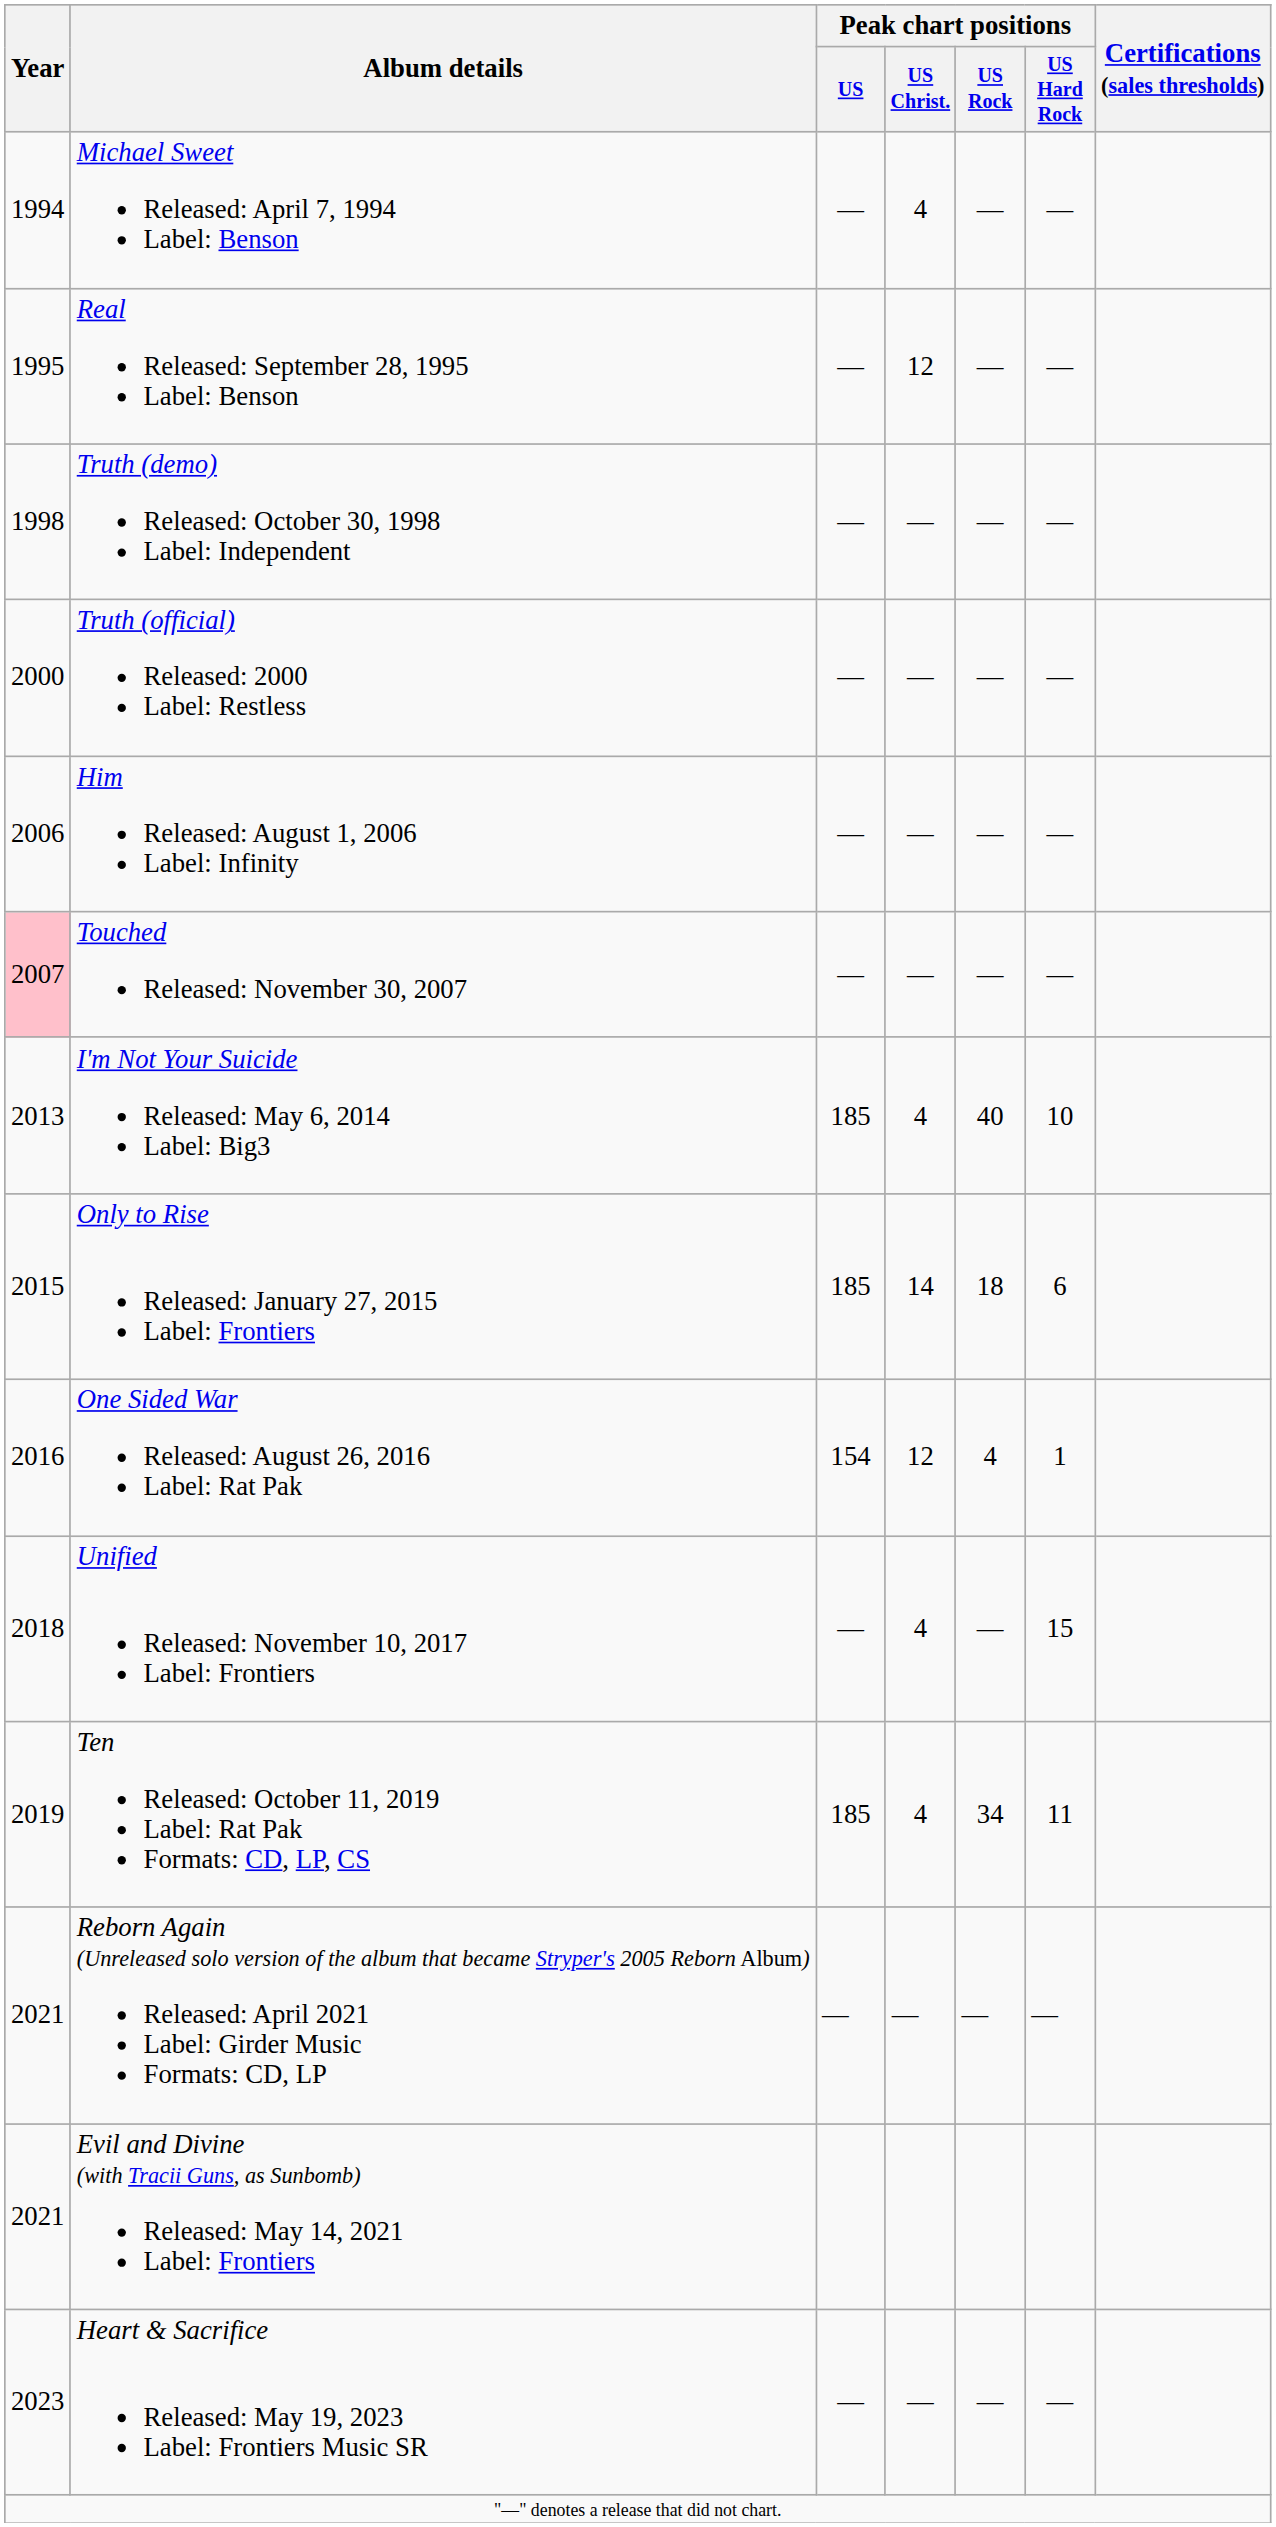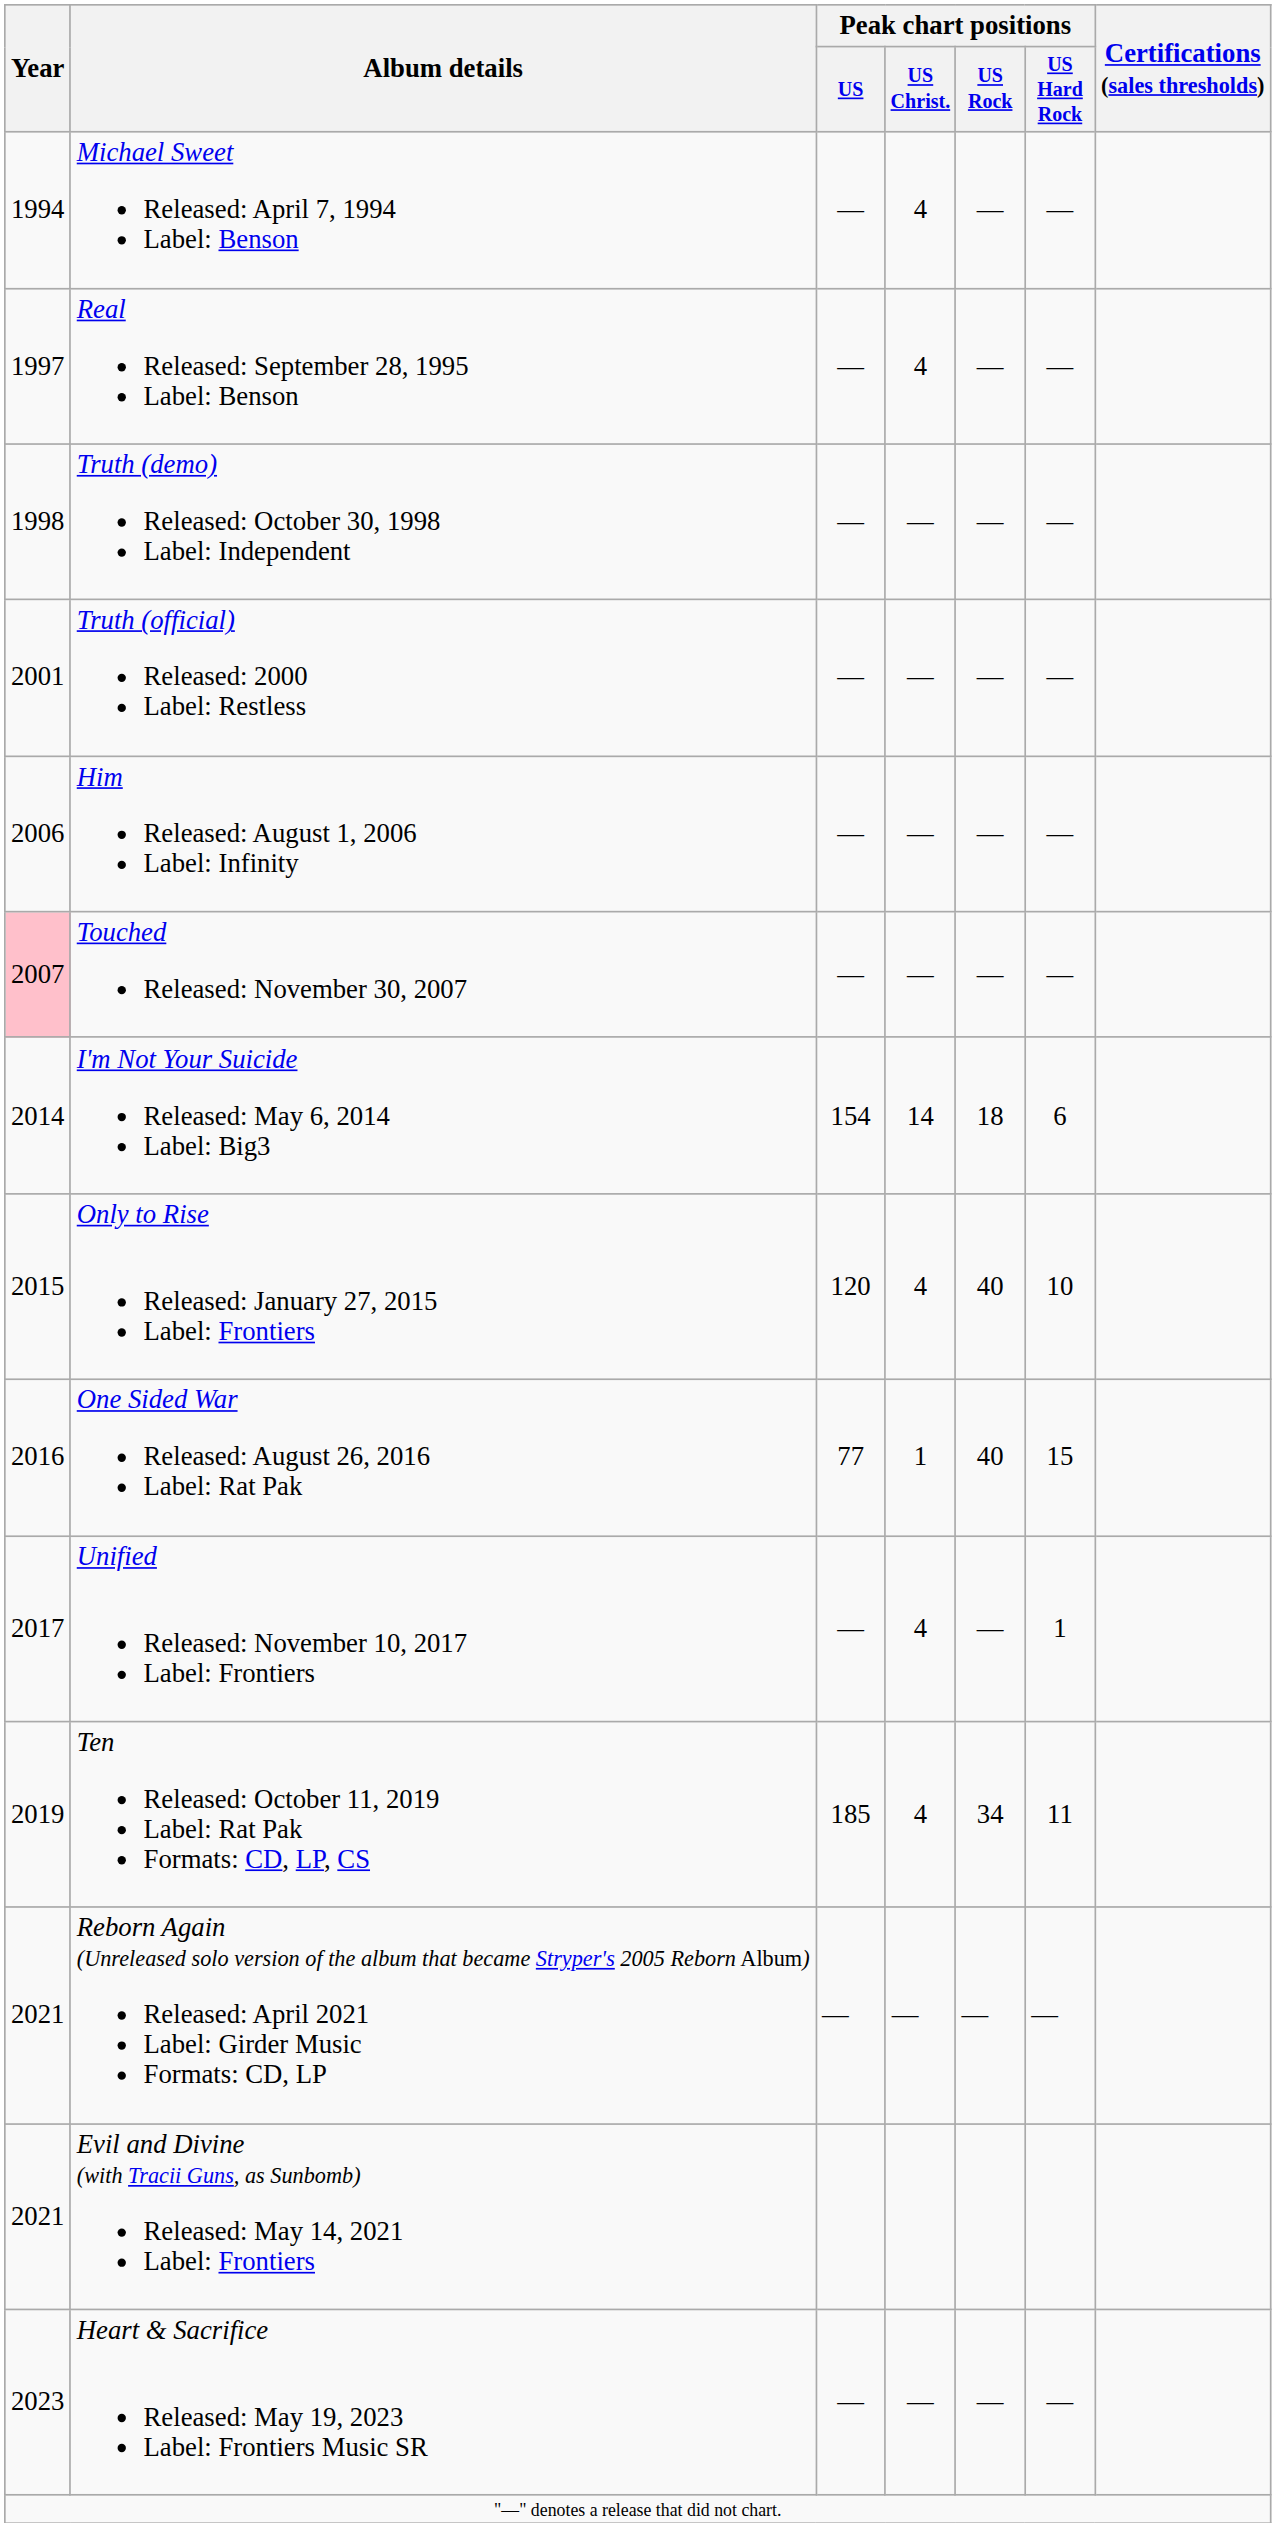(38, 365) 1995 -> (38, 365) 1997
(920, 365) 12 -> (920, 365) 4
(38, 677) 2000 -> (38, 677) 2001
(38, 1115) 2013 -> (38, 1115) 2014
(851, 1115) 185 -> (851, 1115) 154
(920, 1115) 4 -> (920, 1115) 14
(990, 1115) 40 -> (990, 1115) 18
(1060, 1115) 10 -> (1060, 1115) 6
(851, 1286) 185 -> (851, 1286) 120
(920, 1286) 14 -> (920, 1286) 4
(990, 1286) 18 -> (990, 1286) 40
(1060, 1286) 6 -> (1060, 1286) 10
(851, 1457) 154 -> (851, 1457) 77
(920, 1457) 12 -> (920, 1457) 1
(990, 1457) 4 -> (990, 1457) 40
(1060, 1457) 1 -> (1060, 1457) 15
(38, 1628) 2018 -> (38, 1628) 2017
(1060, 1628) 15 -> (1060, 1628) 1
